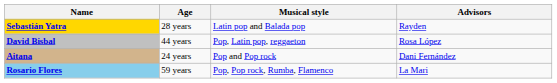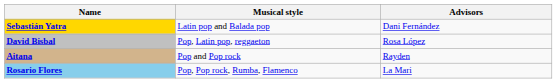- column: (185, 12)
(413, 26) Rayden -> (411, 26) Dani Fernández
(427, 56) Dani Fernández -> (396, 56) Rayden
